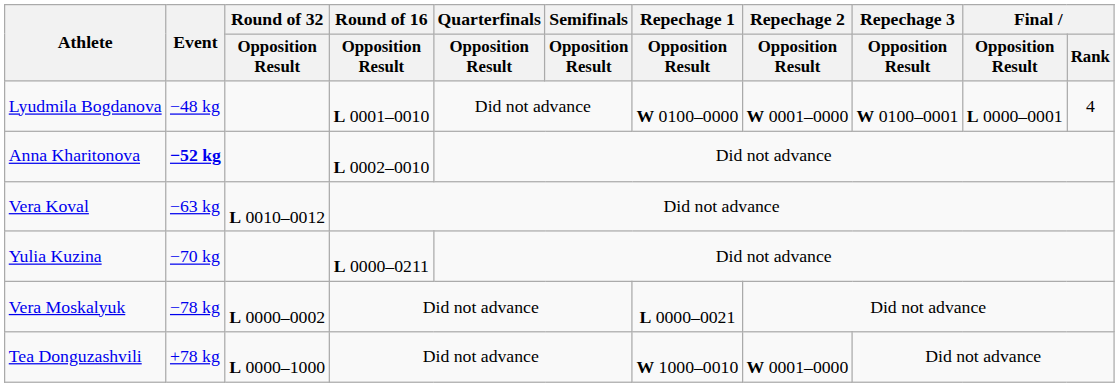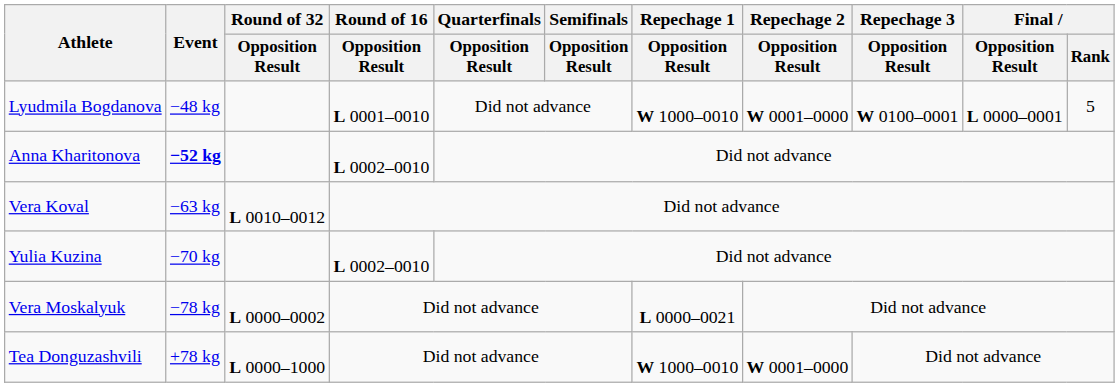(687, 116) W 0100–0000 -> (687, 116) W 1000–0010
(1090, 106) 4 -> (1090, 106) 5
(381, 267) L 0000–0211 -> (381, 267) L 0002–0010
